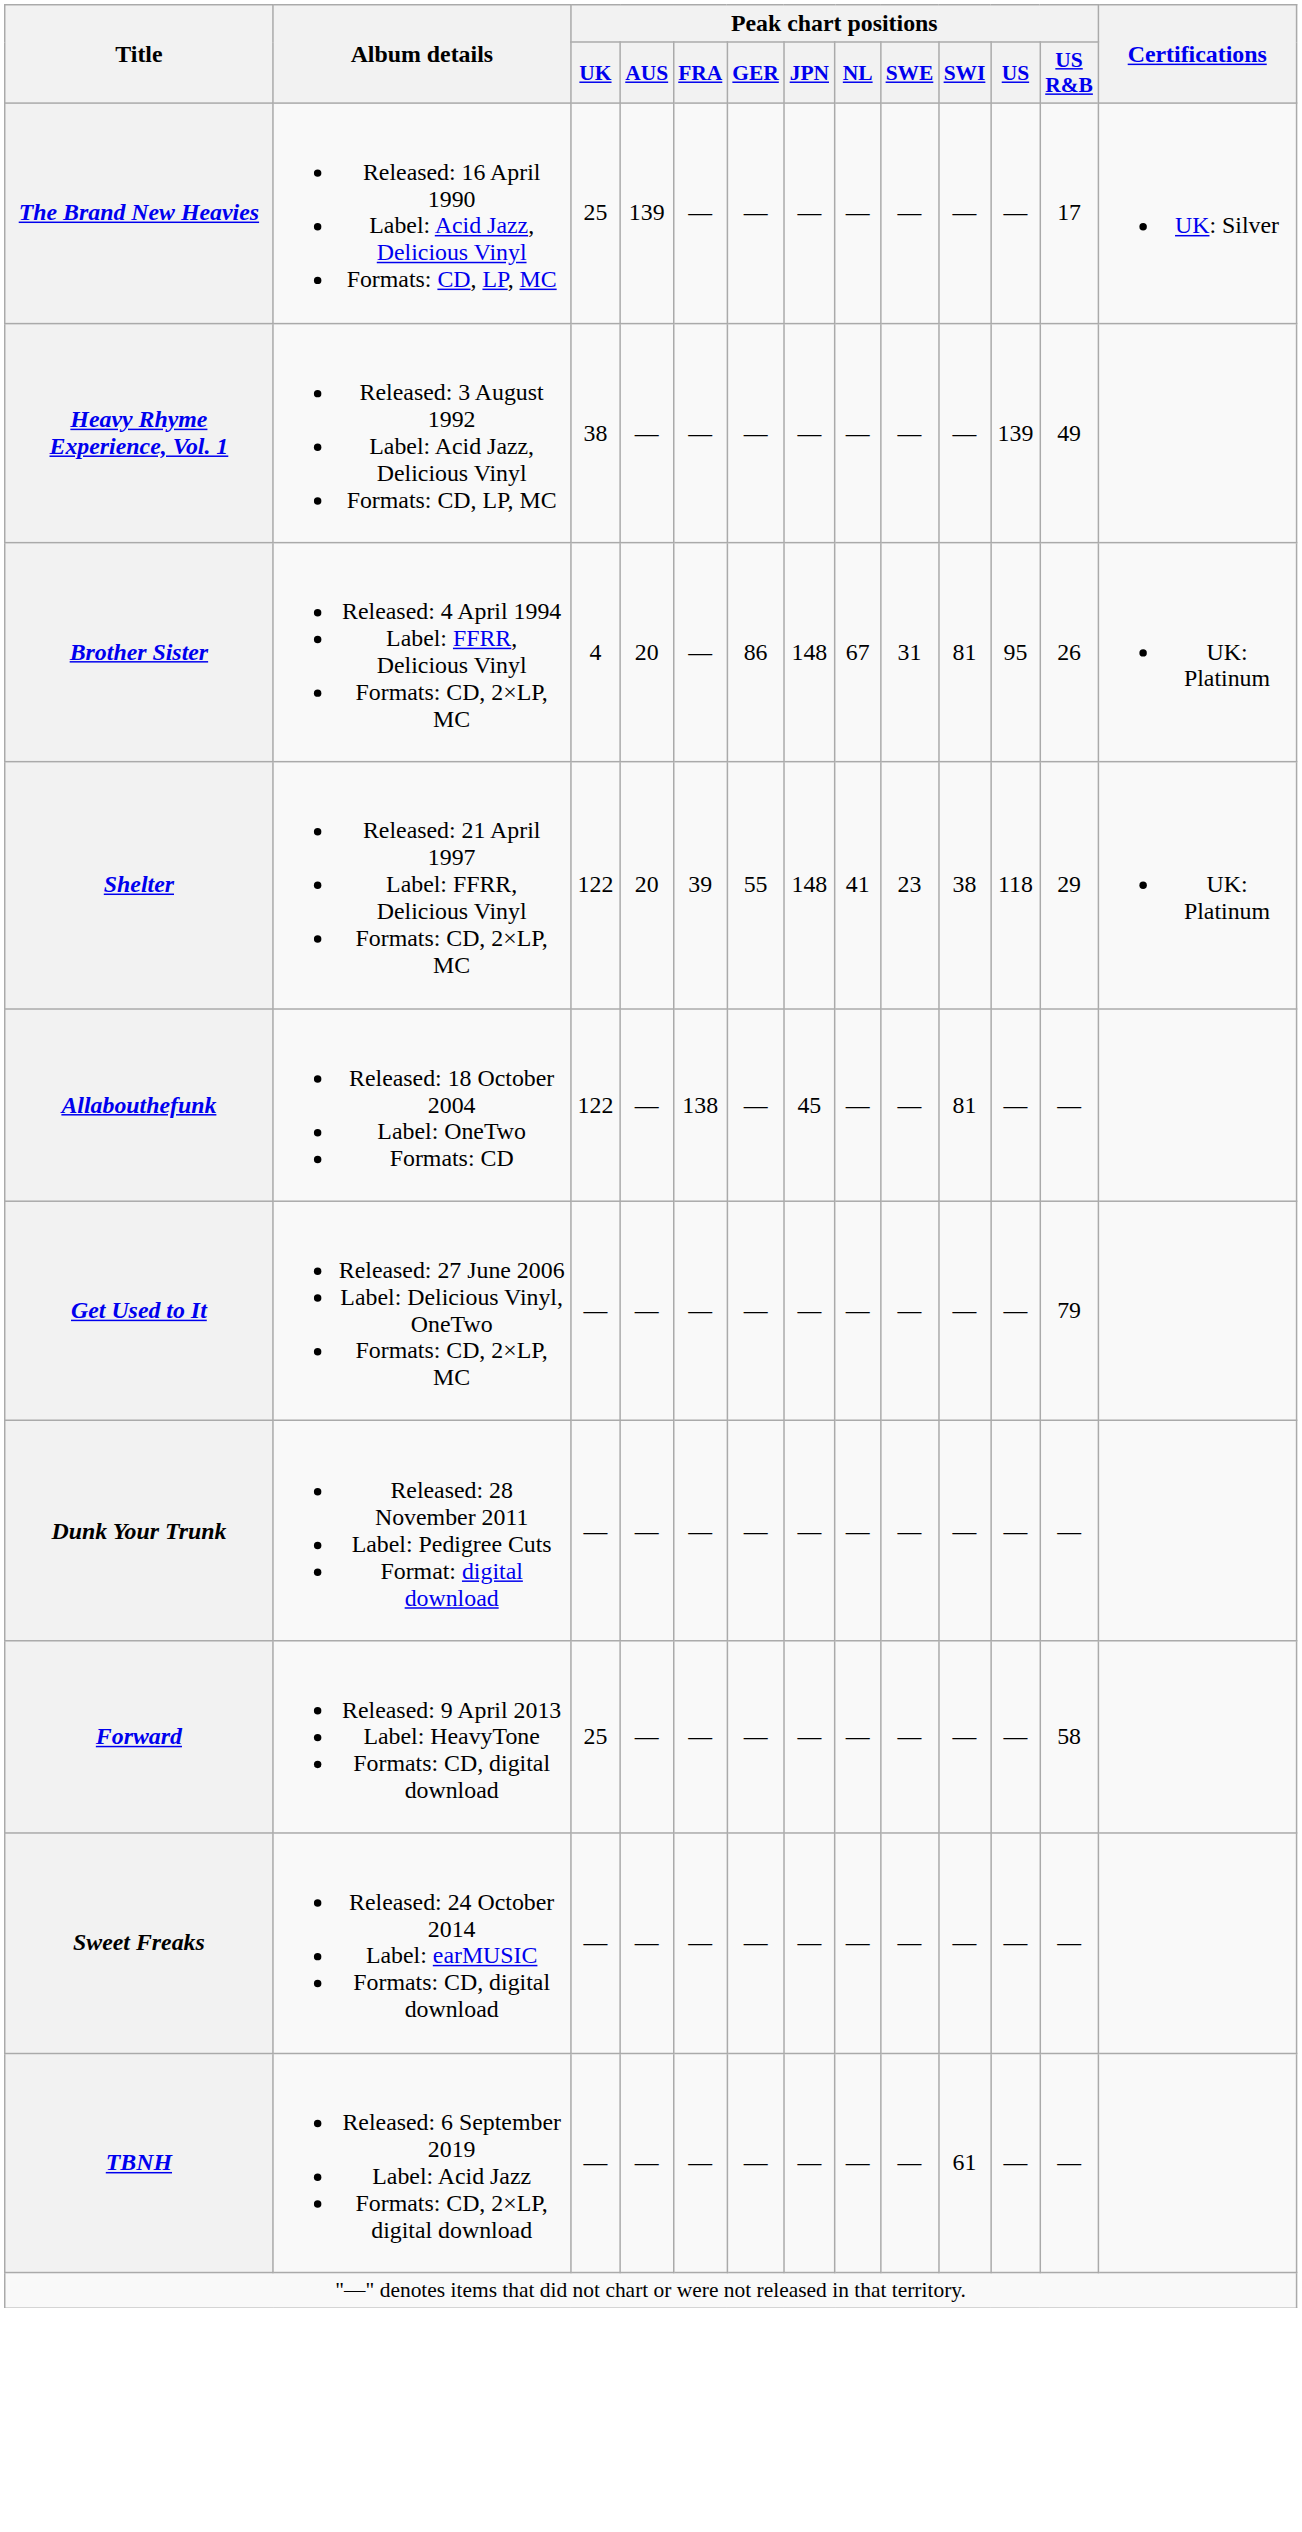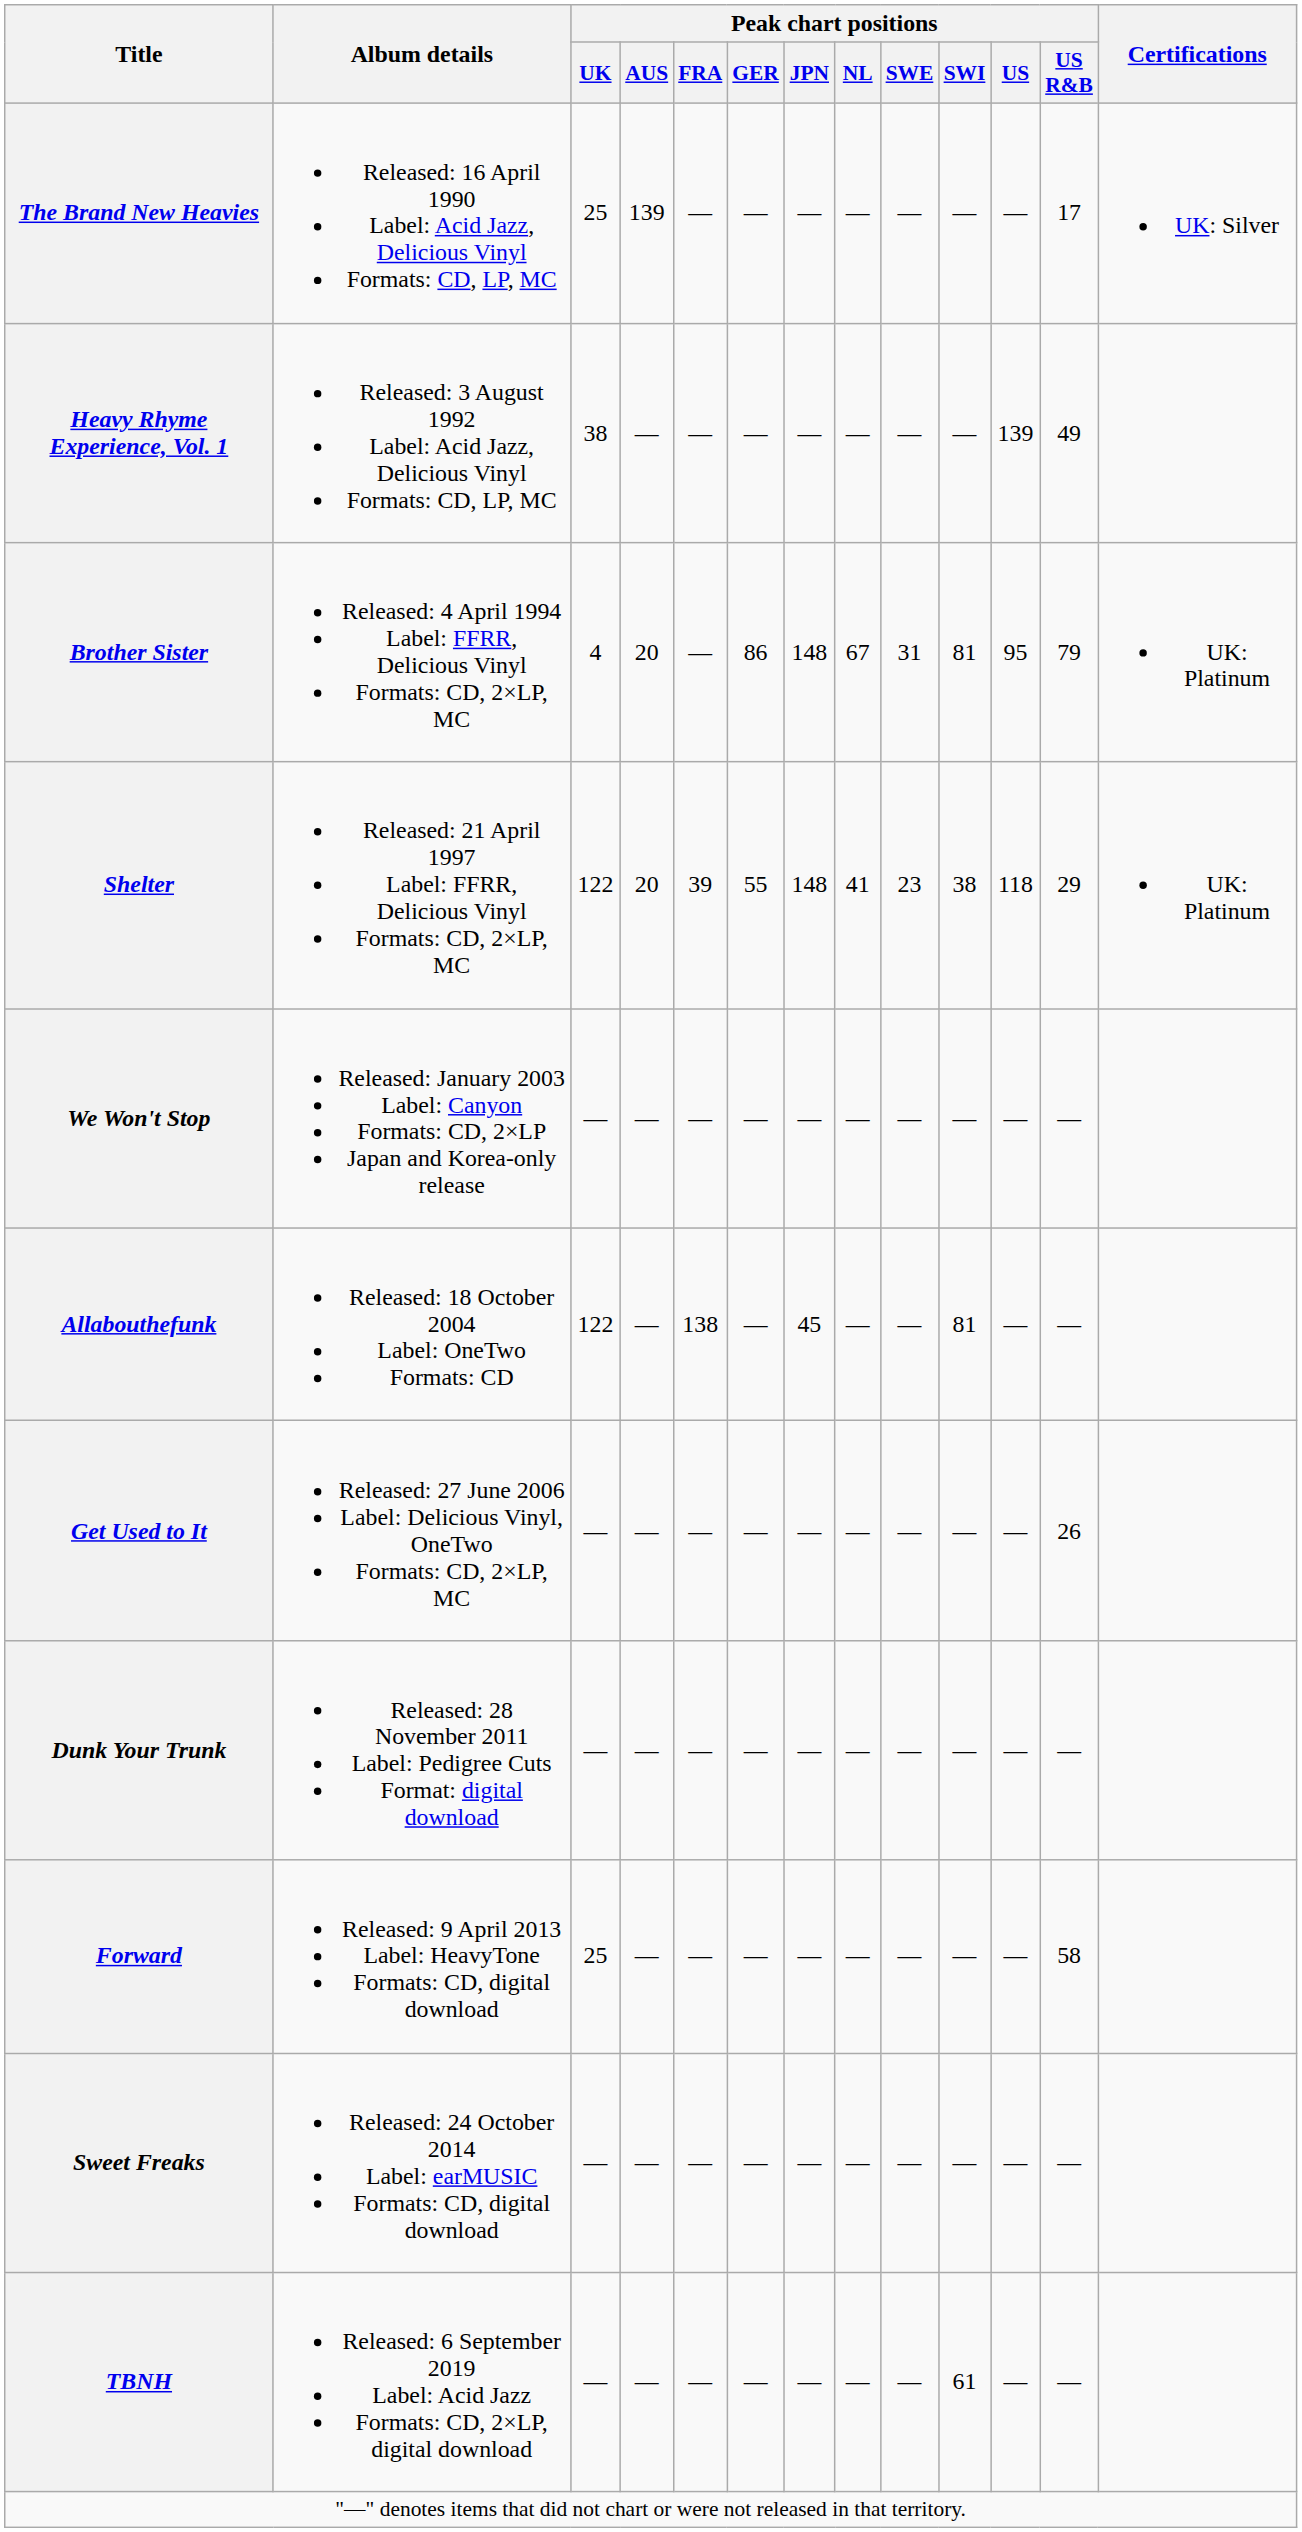(1069, 651) 26 -> (1069, 651) 79
+ row: (139, 1117)
(1069, 1310) 79 -> (1069, 1530) 26
